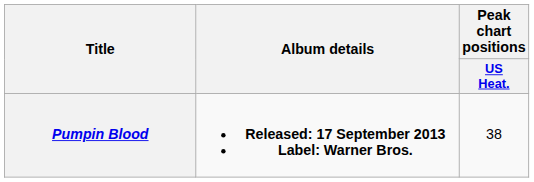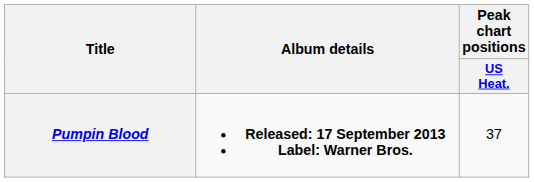(494, 135) 38 -> (494, 135) 37
